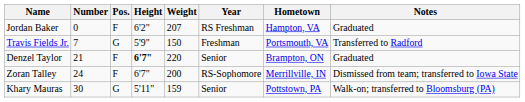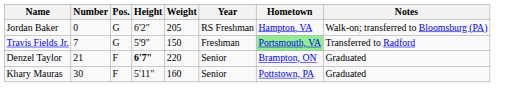(115, 27) F -> (116, 27) G
(174, 27) 207 -> (174, 27) 205
(353, 27) Graduated -> (406, 27) Walk-on; transferred to Bloomsburg (PA)
(297, 43) no background -> (290, 43) lightgreen background
- row: (31, 74)
(116, 89) G -> (115, 74) F
(174, 89) 159 -> (174, 74) 160
(414, 89) Walk-on; transferred to Bloomsburg (PA) -> (346, 74) Graduated
